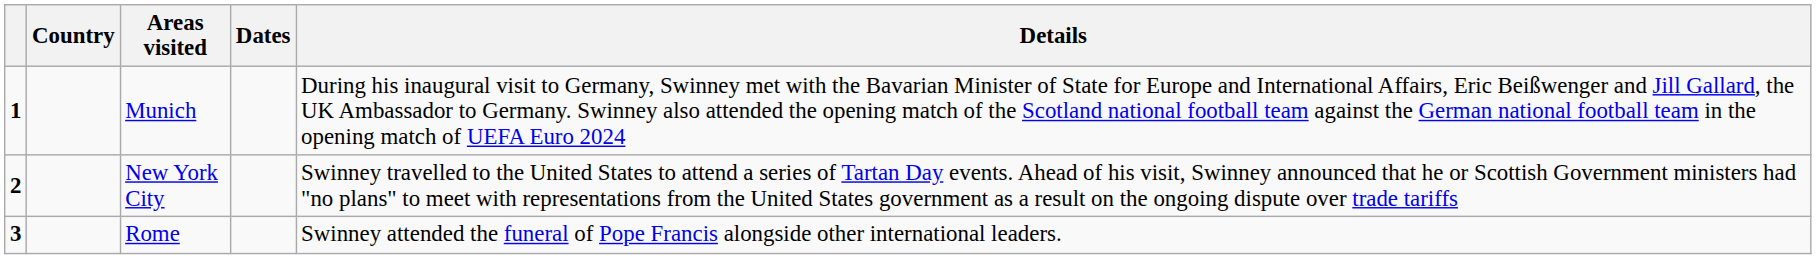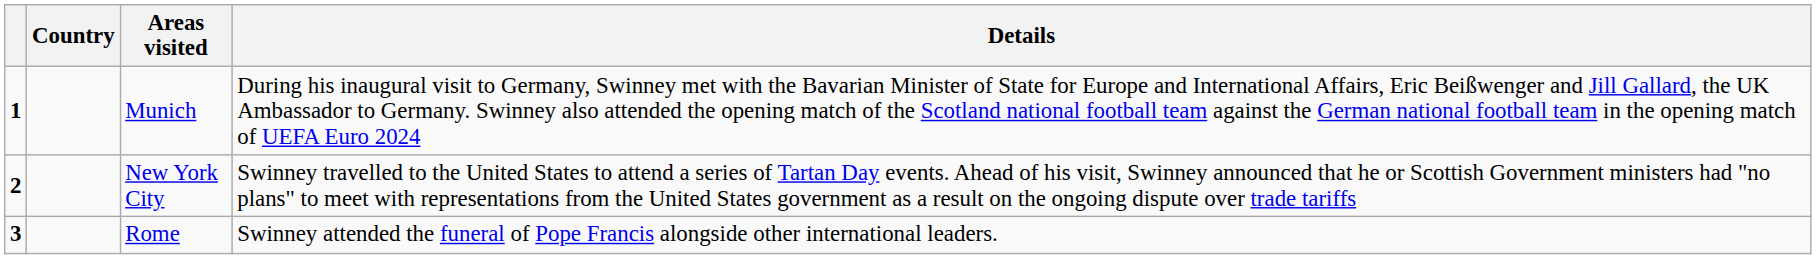- column: (263, 35)
